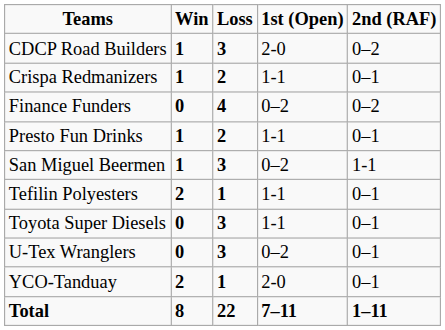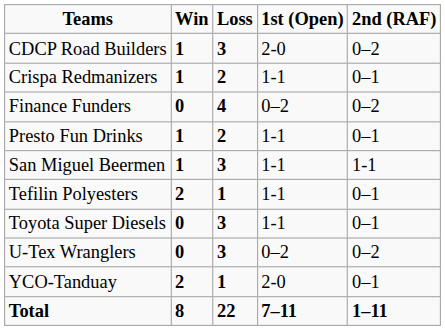(275, 164) 0–2 -> (274, 164) 1-1
(366, 252) 0–1 -> (366, 252) 0–2
